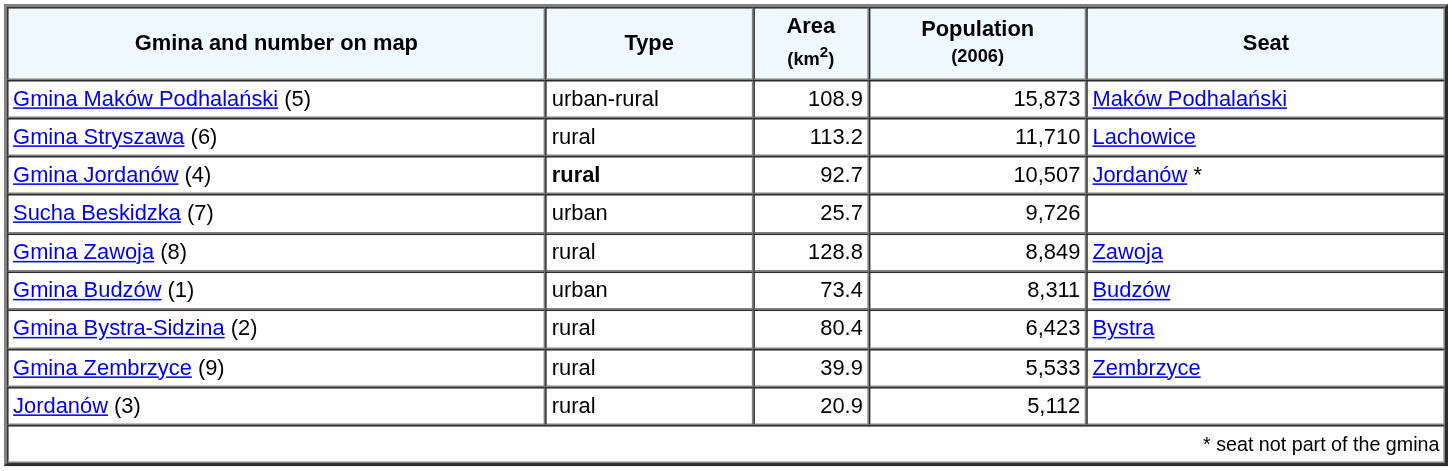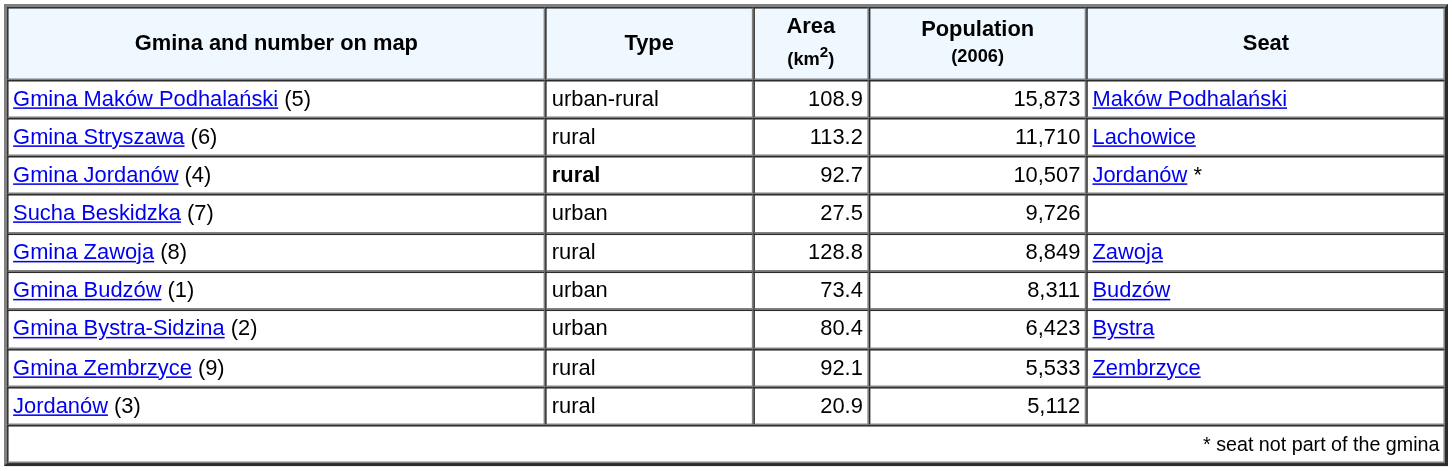(842, 213) 25.7 -> (842, 213) 27.5
(574, 328) rural -> (580, 328) urban
(842, 367) 39.9 -> (842, 367) 92.1
